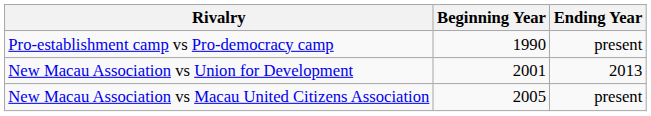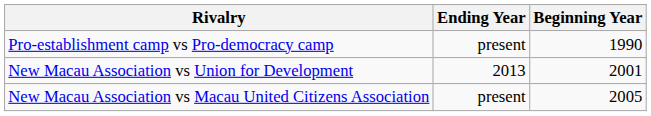columns swapped: (492, 17) <-> (598, 17)
